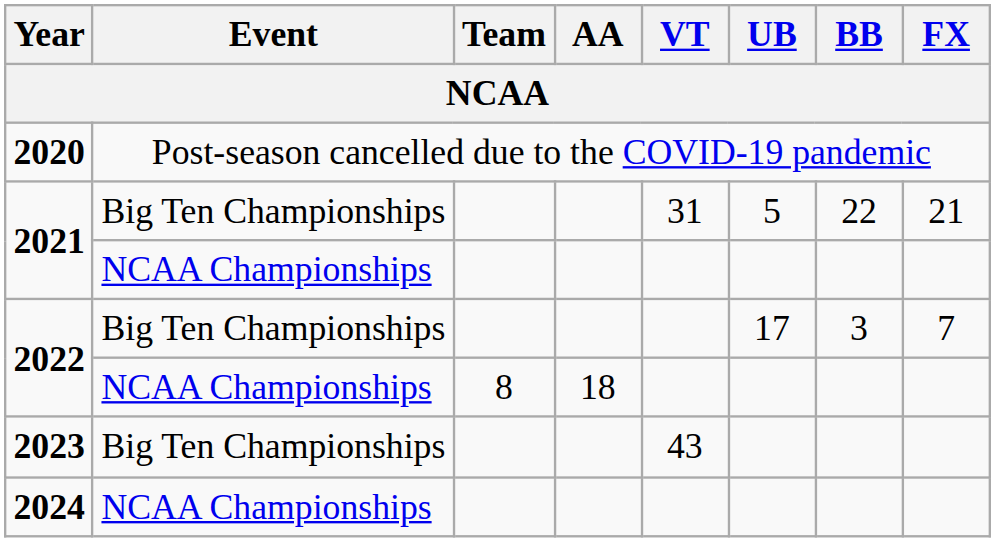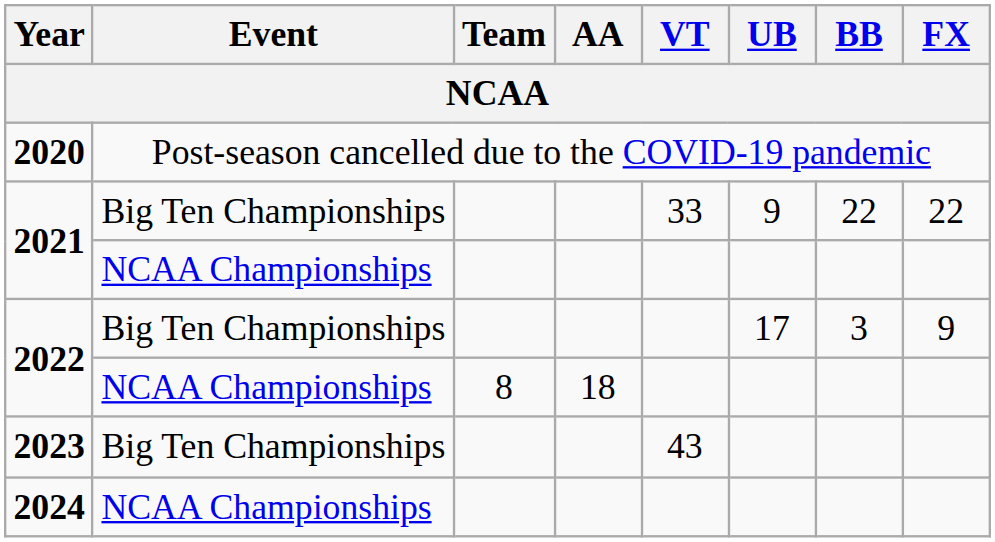(685, 210) 31 -> (685, 210) 33
(772, 210) 5 -> (772, 210) 9
(946, 210) 21 -> (946, 210) 22
(946, 328) 7 -> (946, 328) 9
